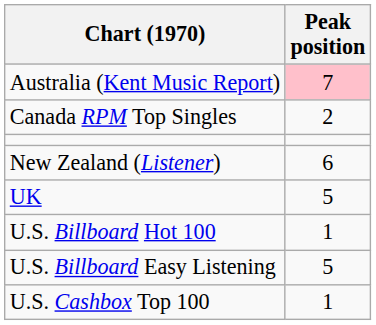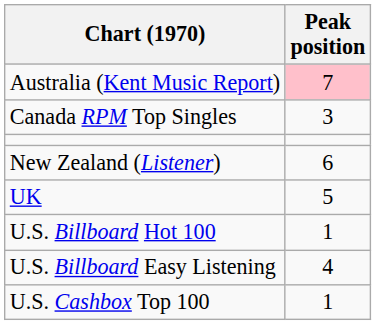(328, 116) 2 -> (328, 116) 3
(328, 267) 5 -> (328, 267) 4
